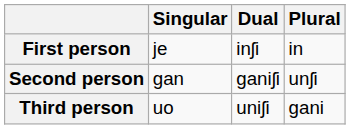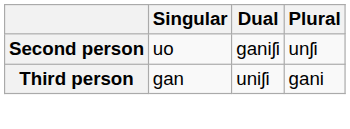- row: (77, 49)
(168, 78) gan -> (163, 49) uo
(163, 108) uo -> (168, 78) gan
